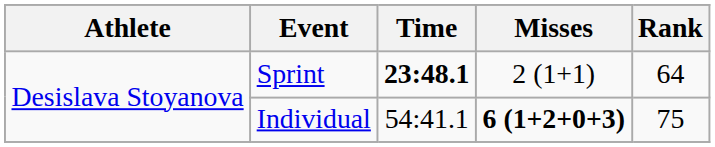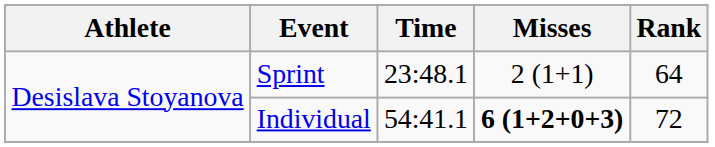(427, 73) bold -> (426, 73) normal
(670, 119) 75 -> (669, 119) 72
